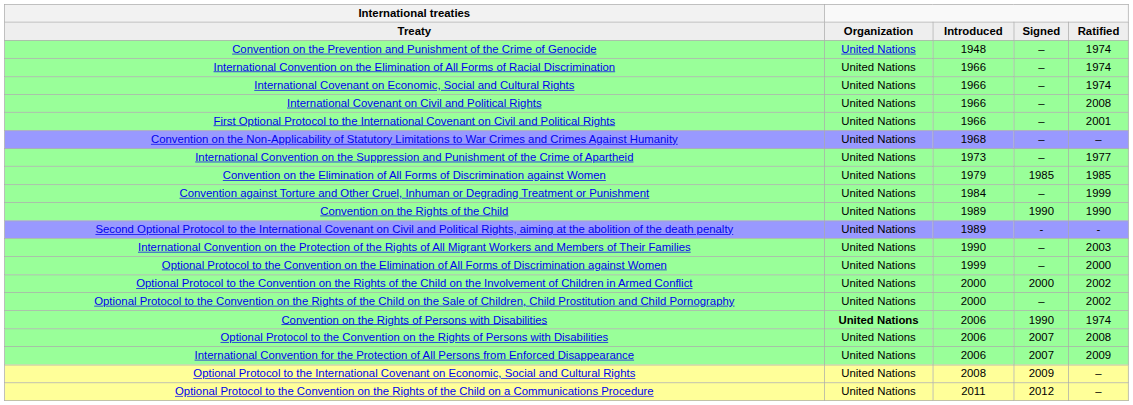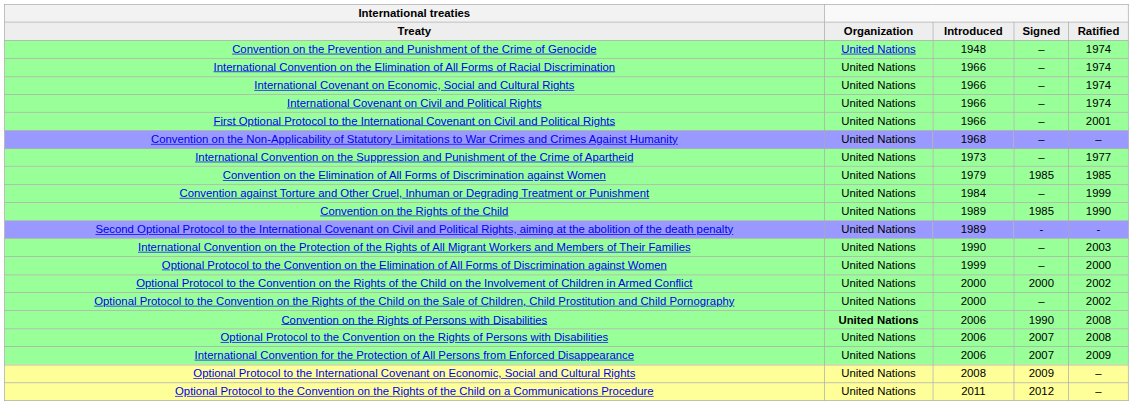(1098, 103) 2008 -> (1098, 103) 1974
(1041, 211) 1990 -> (1041, 211) 1985
(1098, 319) 1974 -> (1098, 319) 2008
